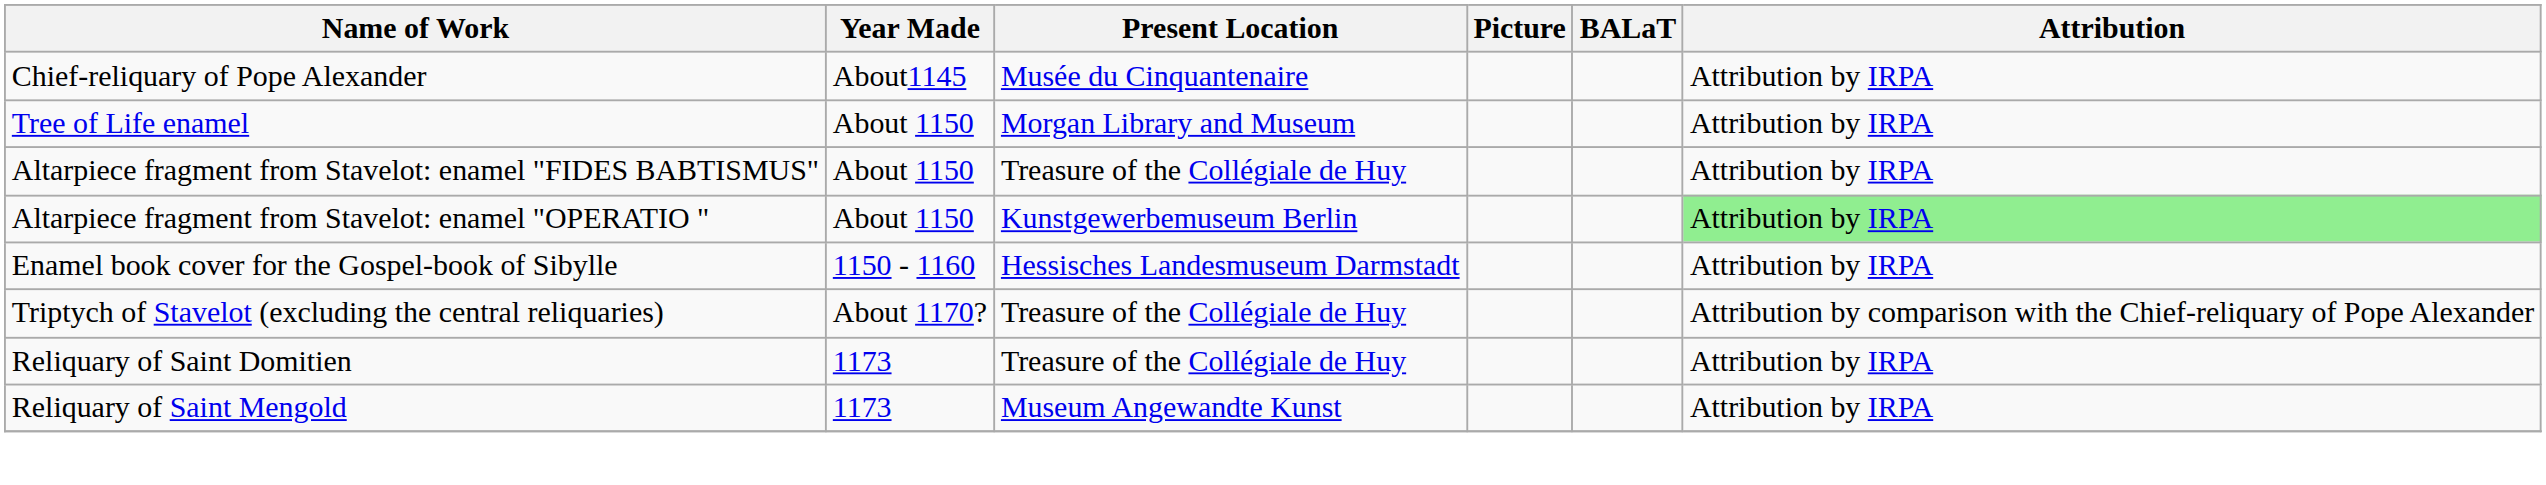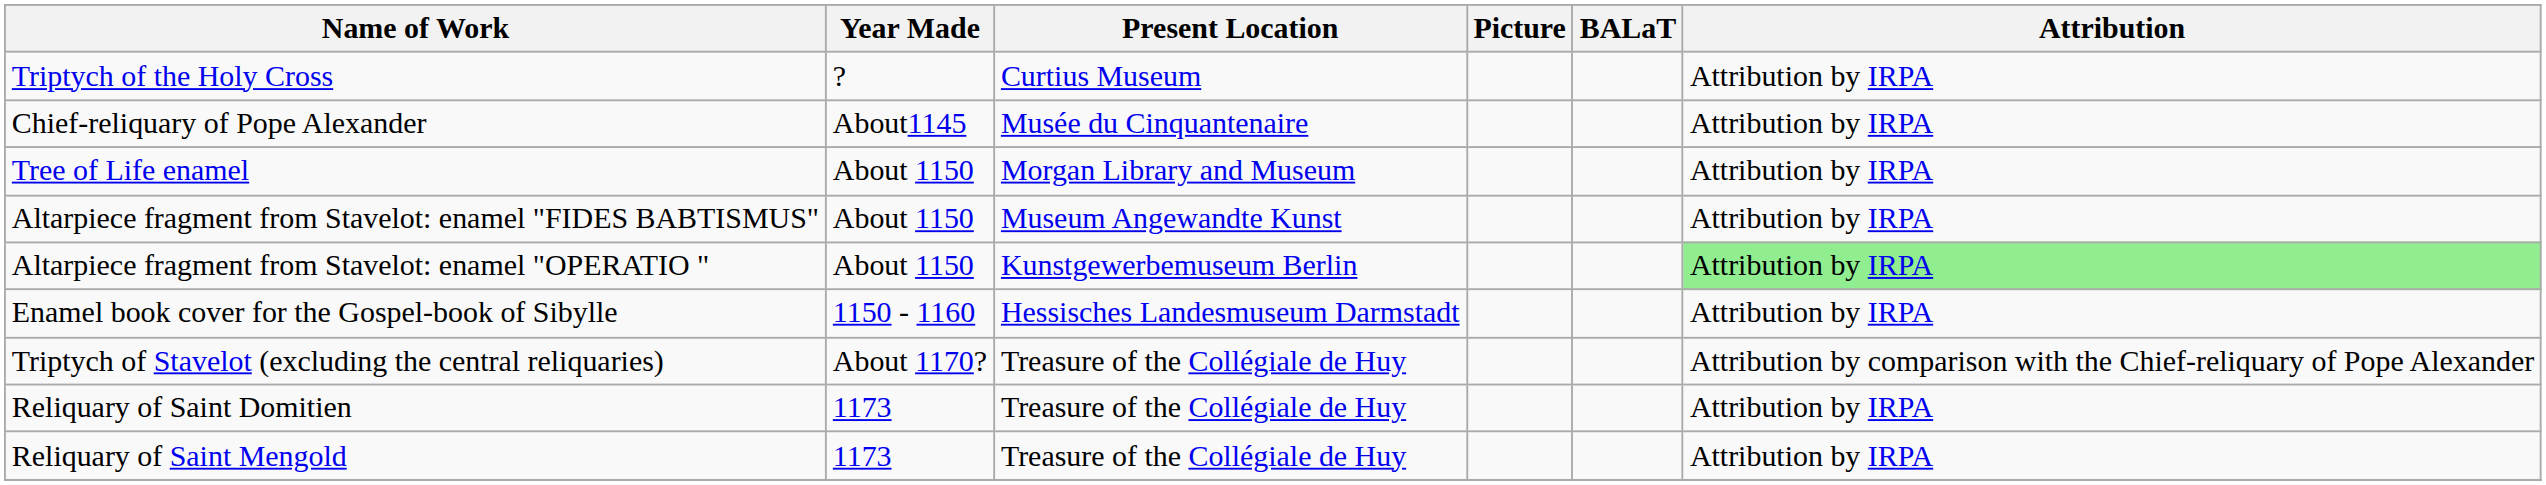+ row: (173, 75)
(1204, 170) Treasure of the Collégiale de Huy -> (1171, 218) Museum Angewandte Kunst
(1171, 407) Museum Angewandte Kunst -> (1204, 455) Treasure of the Collégiale de Huy
